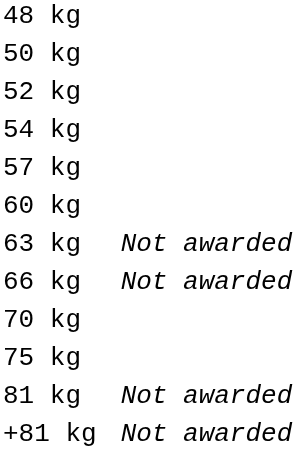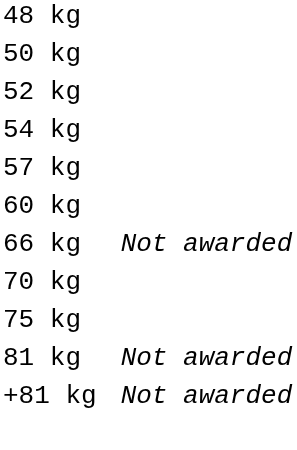- row: (42, 244)
